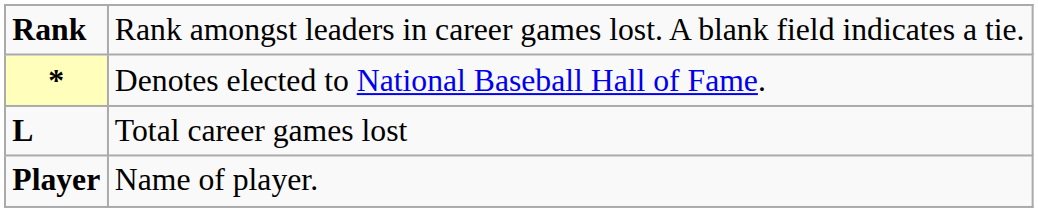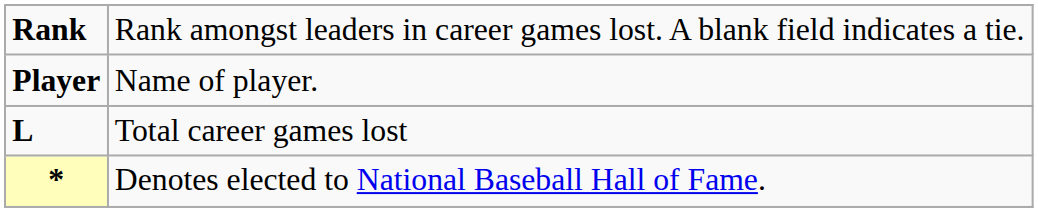rows swapped: (216, 180) <-> (440, 79)
